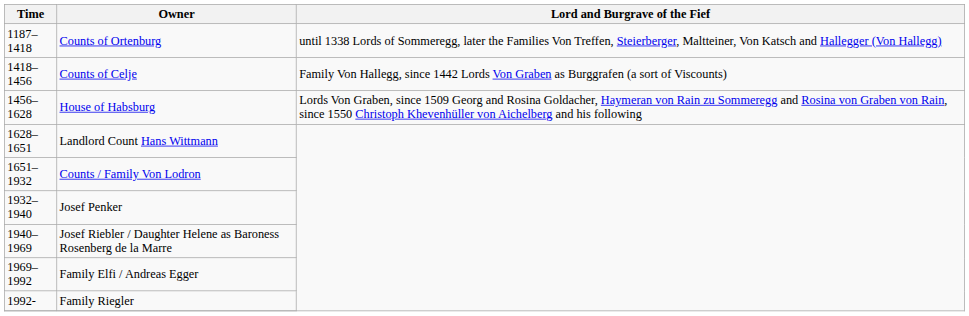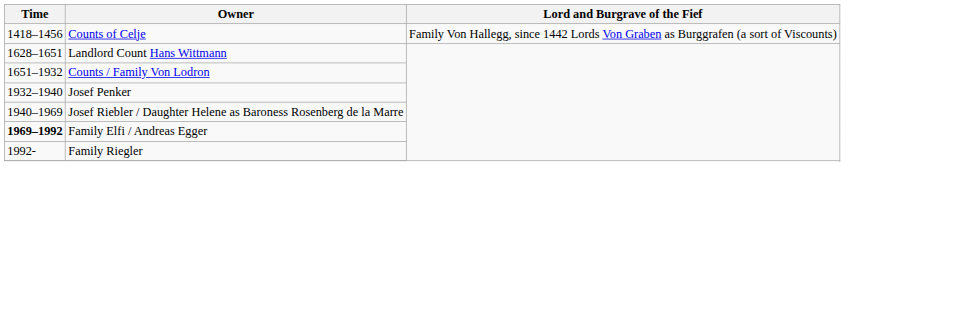- row: (110, 40)
- row: (107, 107)
(23, 274) normal -> (35, 131) bold
